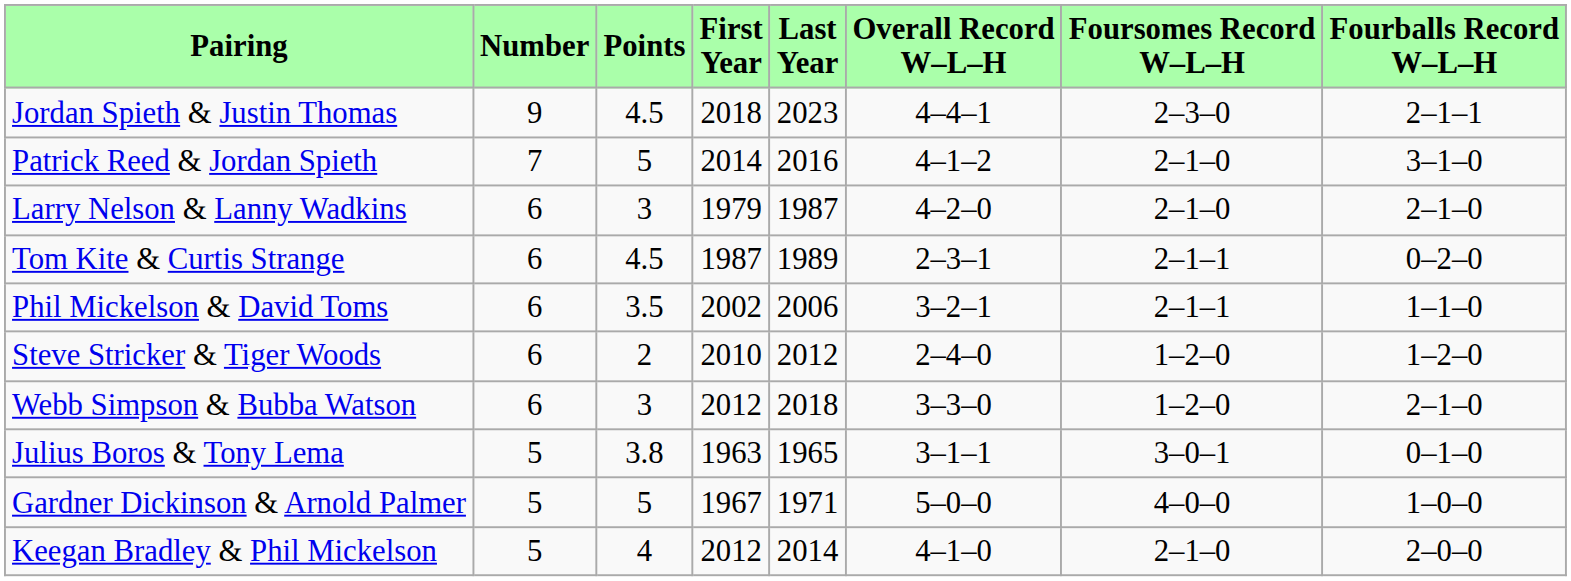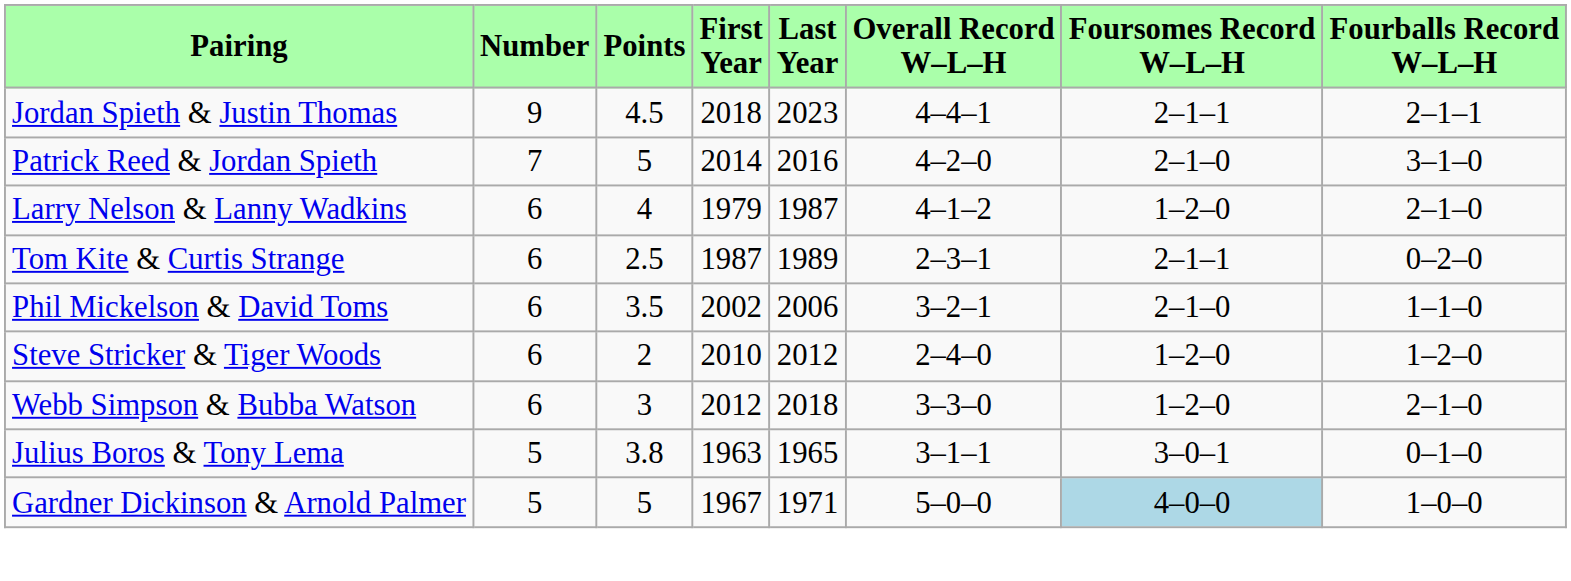(1192, 112) 2–3–0 -> (1192, 112) 2–1–1
(954, 160) 4–1–2 -> (954, 160) 4–2–0
(644, 209) 3 -> (644, 209) 4
(954, 209) 4–2–0 -> (954, 209) 4–1–2
(1192, 209) 2–1–0 -> (1192, 209) 1–2–0
(644, 258) 4.5 -> (644, 258) 2.5
(1192, 307) 2–1–1 -> (1192, 307) 2–1–0
(1192, 501) no background -> (1192, 501) lightblue background
- row: (224, 550)
